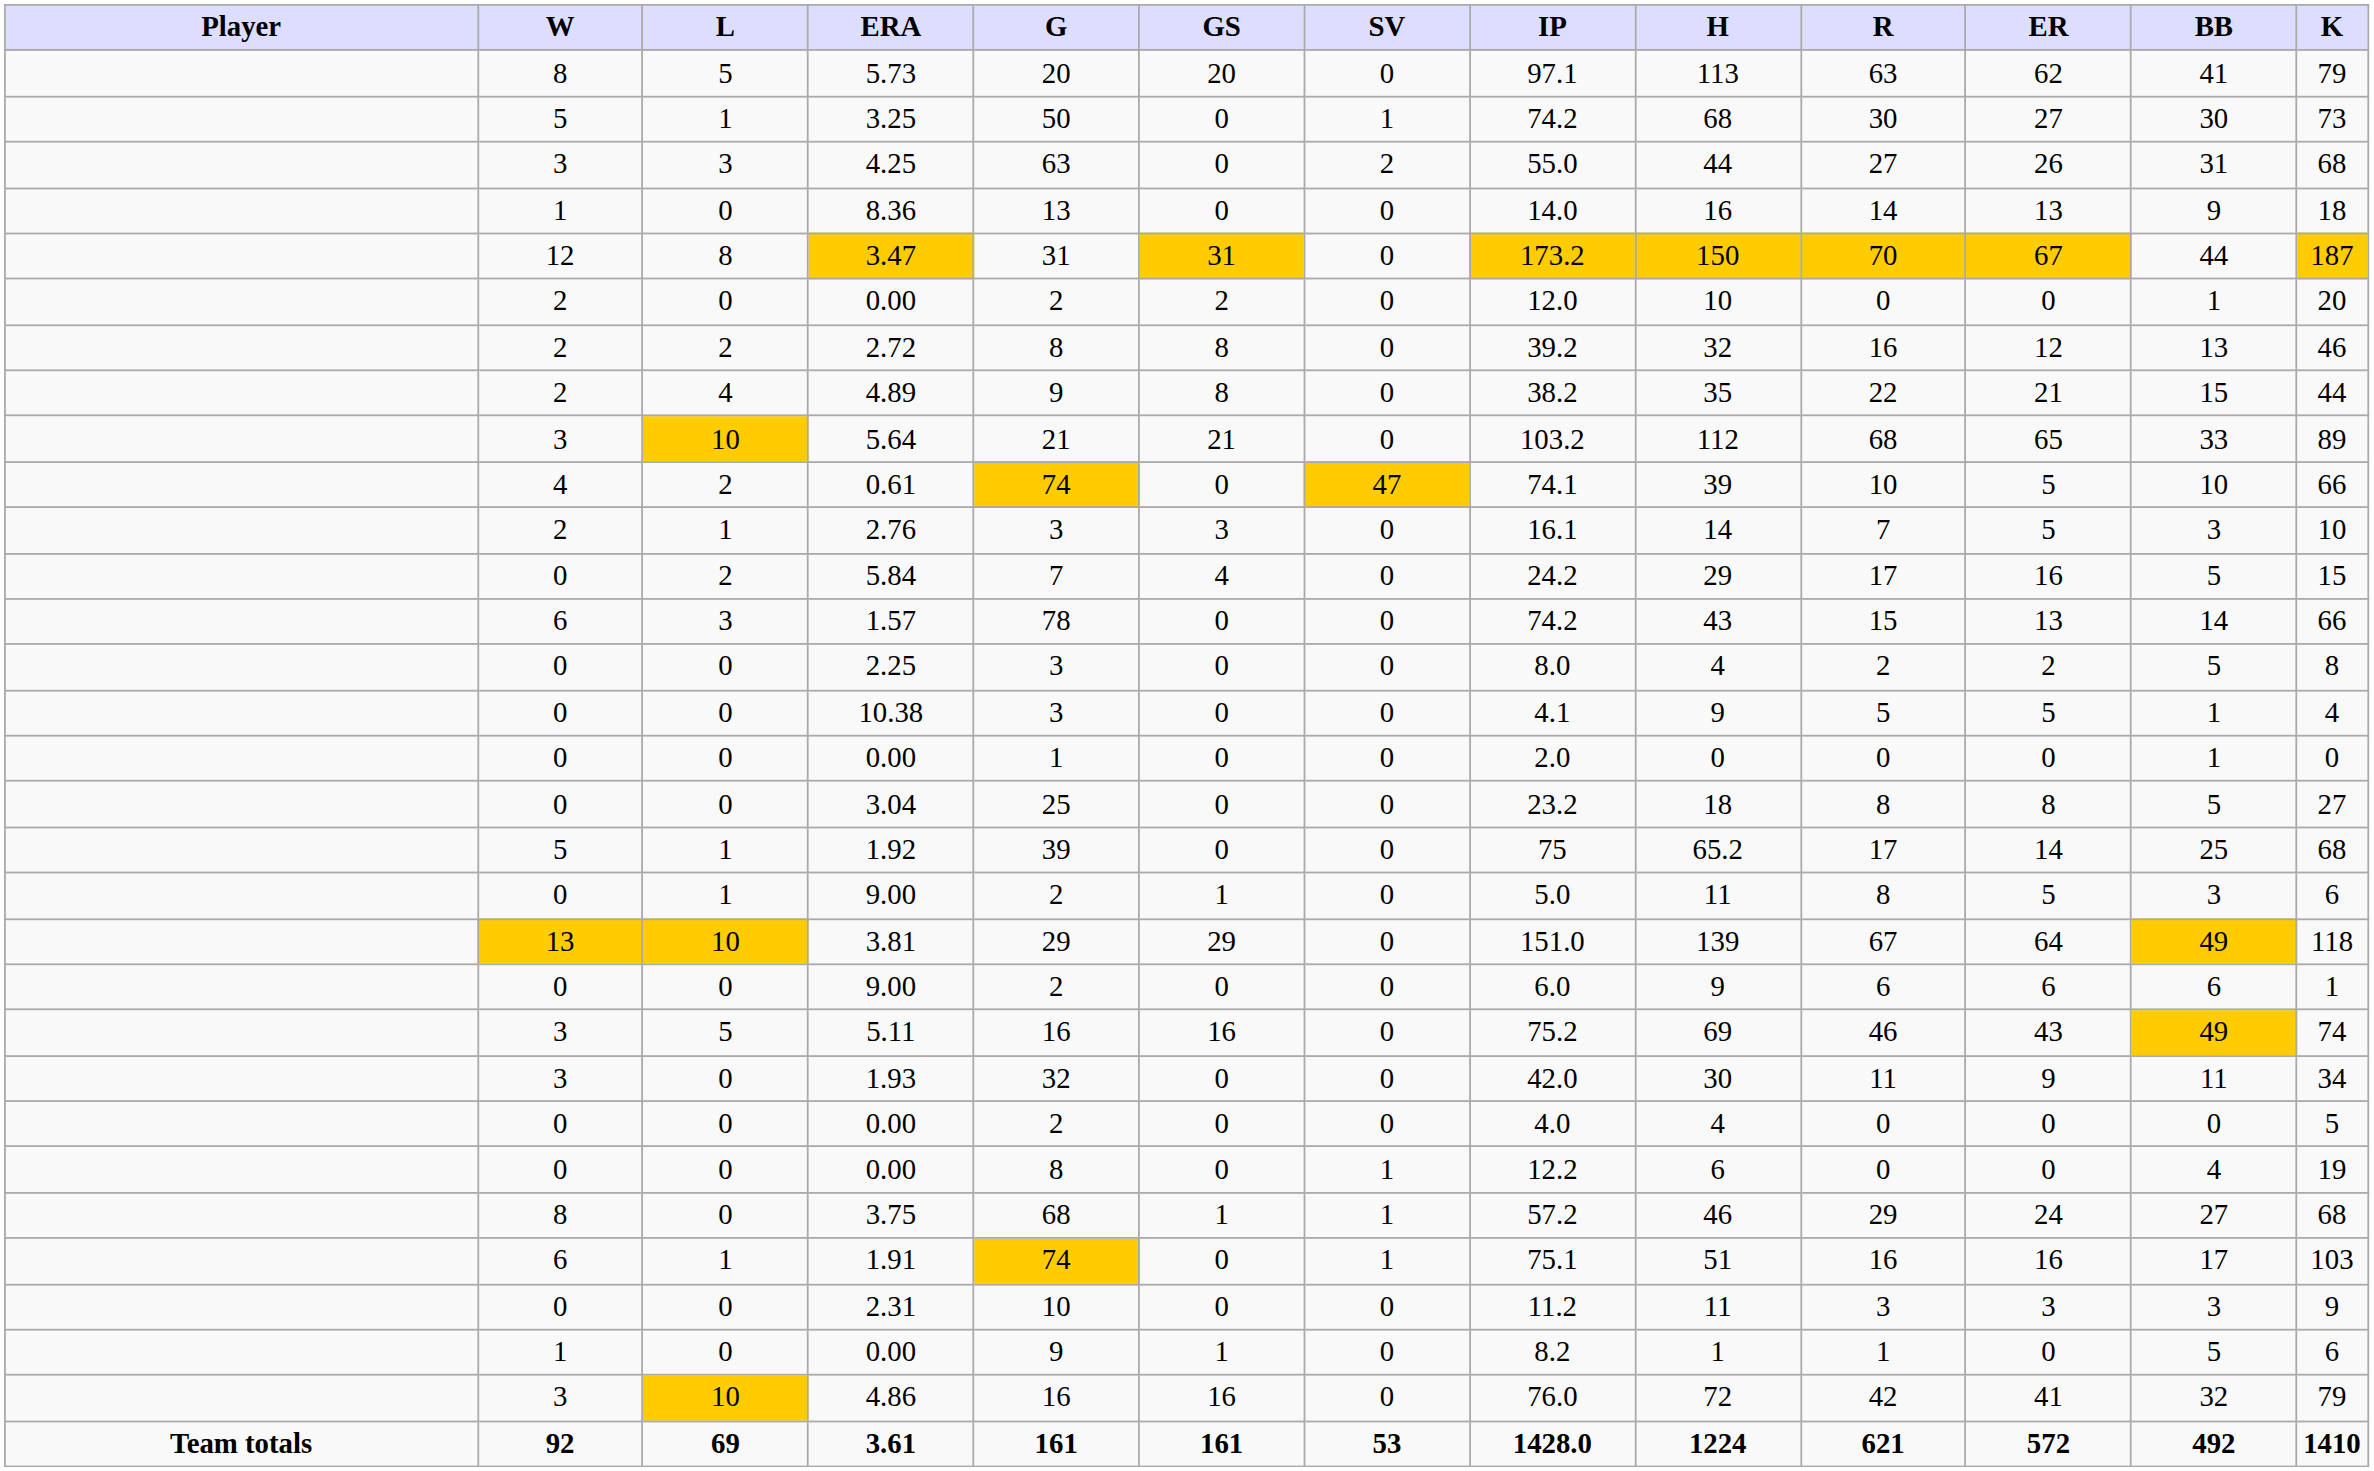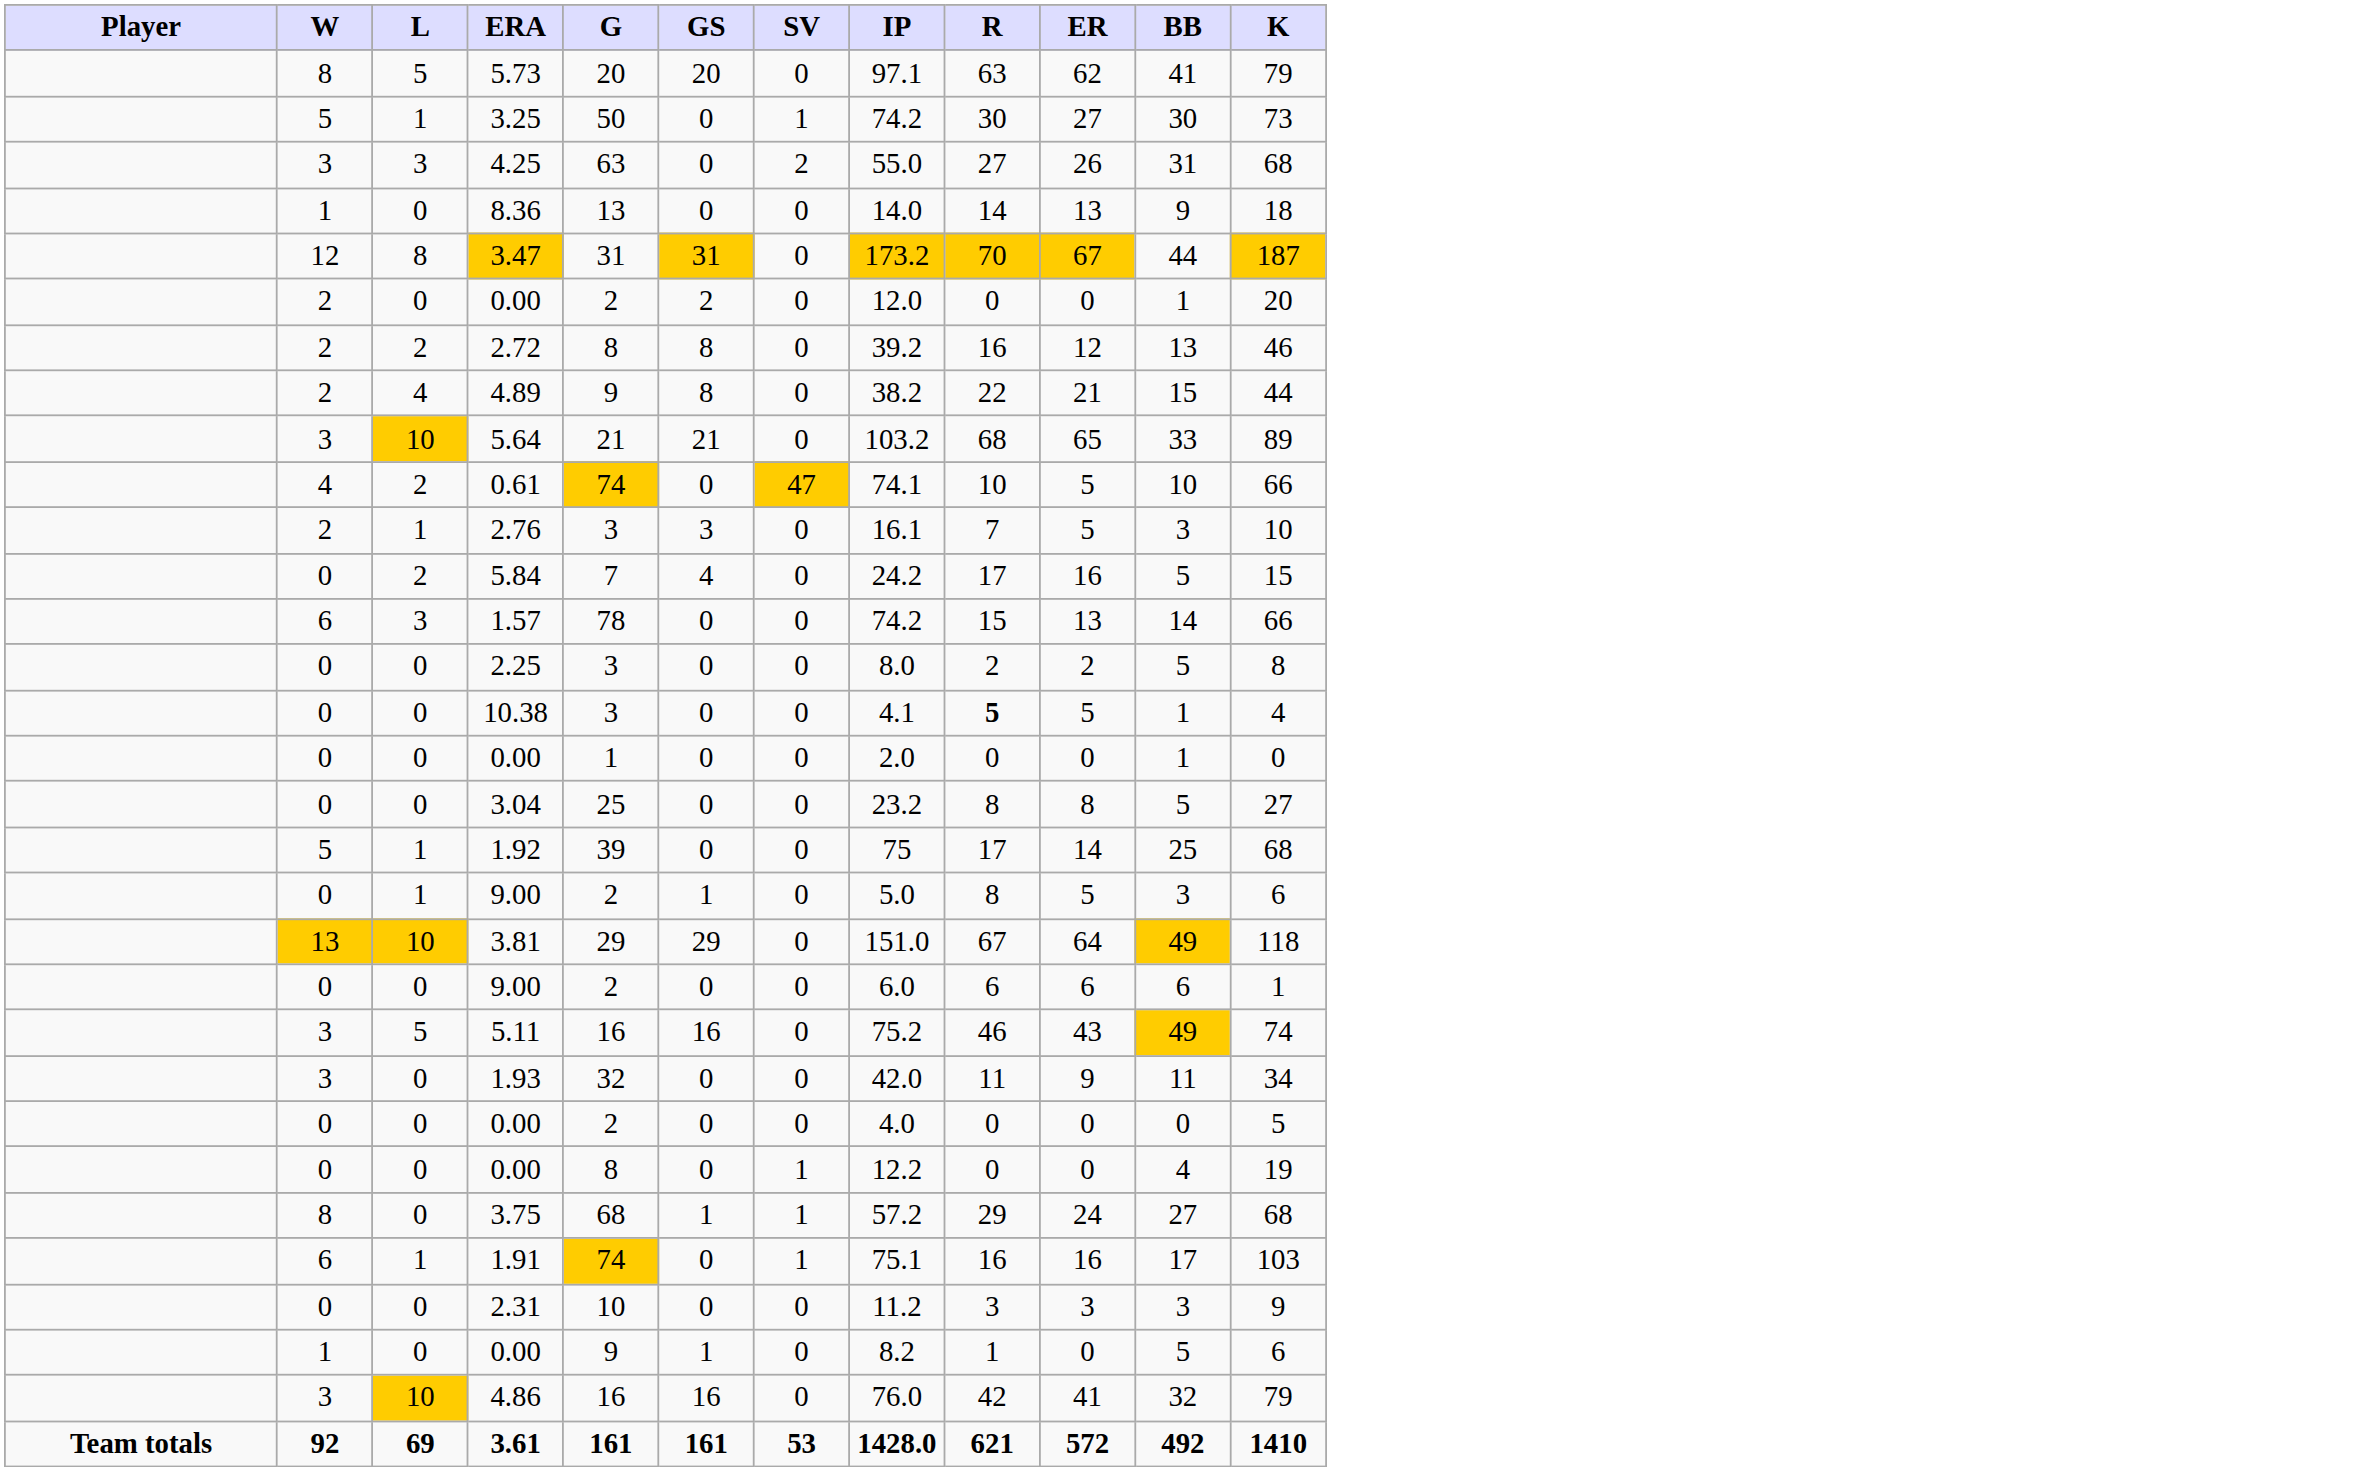- column: (1718, 27)
(1883, 712) normal -> (992, 712) bold
